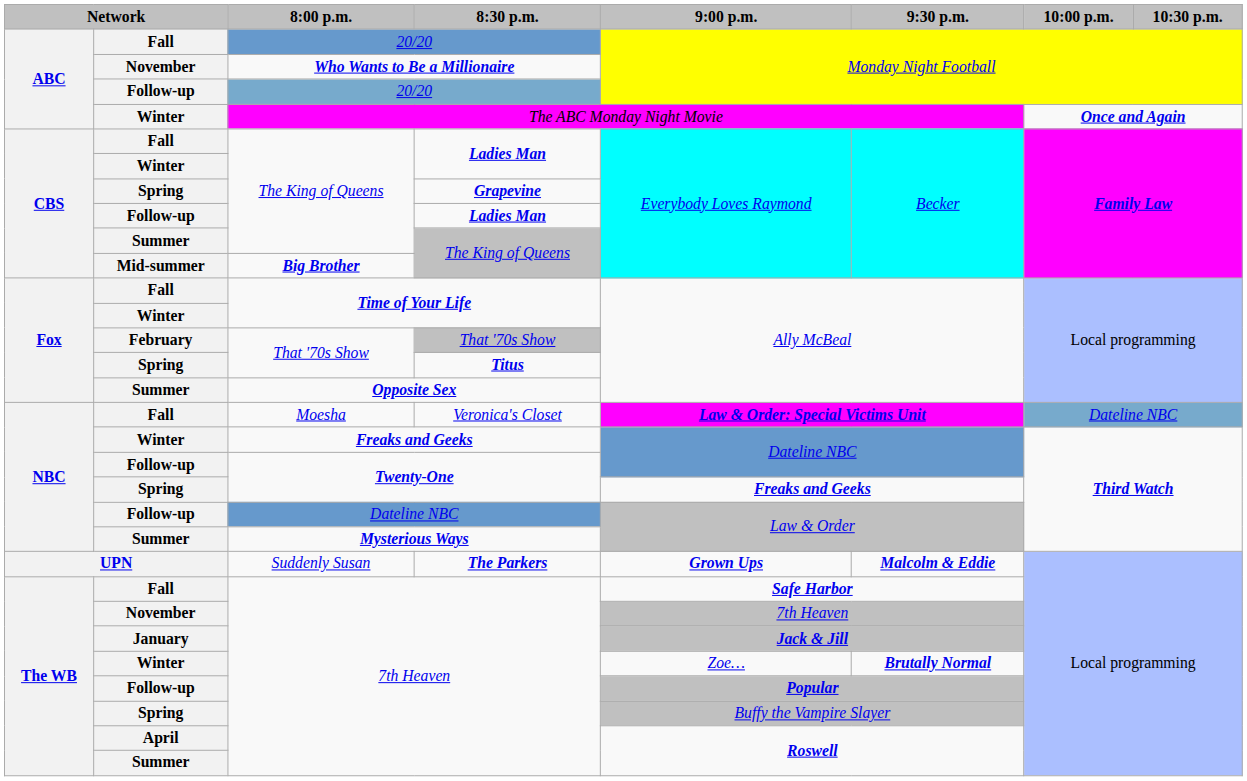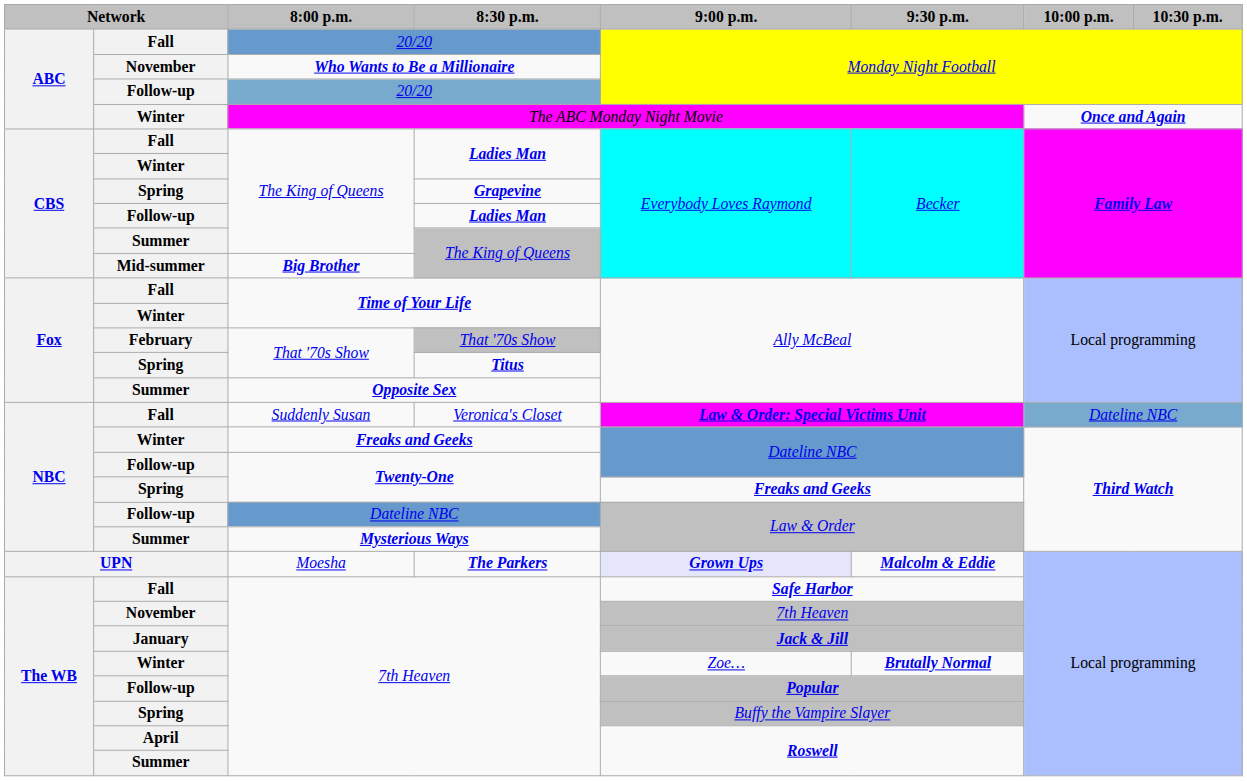(321, 414) Moesha -> (321, 414) Suddenly Susan
(321, 564) Suddenly Susan -> (321, 564) Moesha
(726, 564) no background -> (726, 564) lavender background
